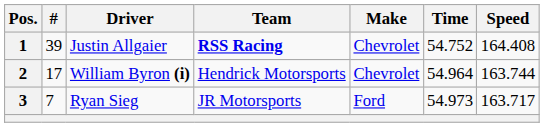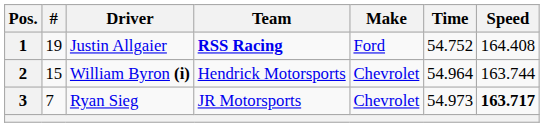(54, 46) 39 -> (54, 46) 19
(386, 46) Chevrolet -> (369, 46) Ford
(54, 73) 17 -> (54, 73) 15
(369, 101) Ford -> (386, 101) Chevrolet
(508, 101) normal -> (508, 101) bold
